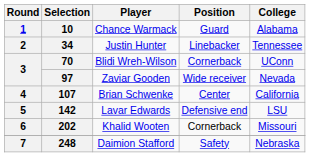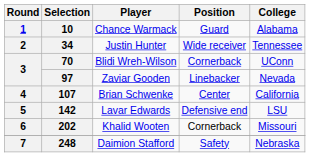(214, 45) Linebacker -> (214, 45) Wide receiver
(214, 78) Wide receiver -> (214, 78) Linebacker
